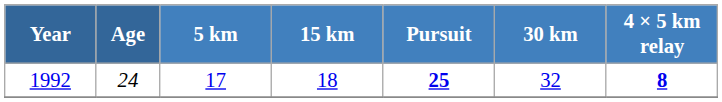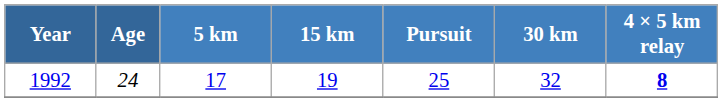(327, 80) 18 -> (327, 80) 19
(439, 80) bold -> (439, 80) normal
